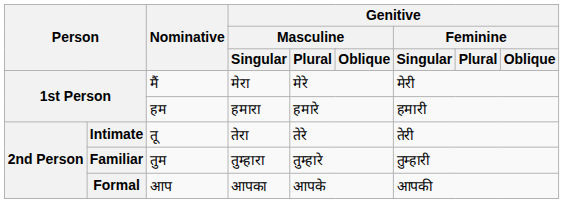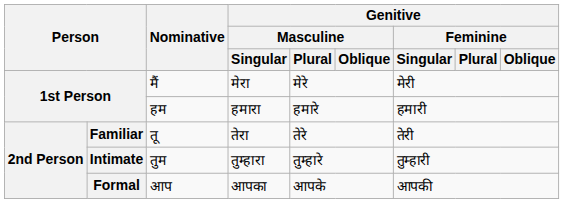(117, 134) Intimate -> (117, 134) Familiar
(117, 160) Familiar -> (117, 160) Intimate
